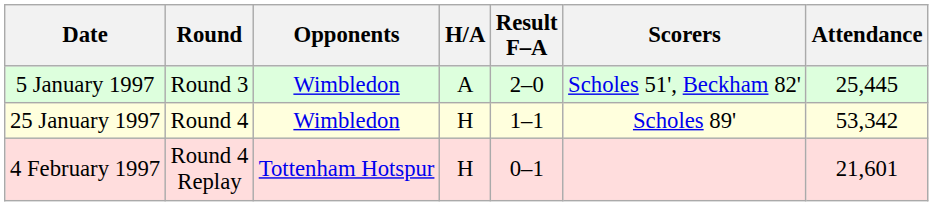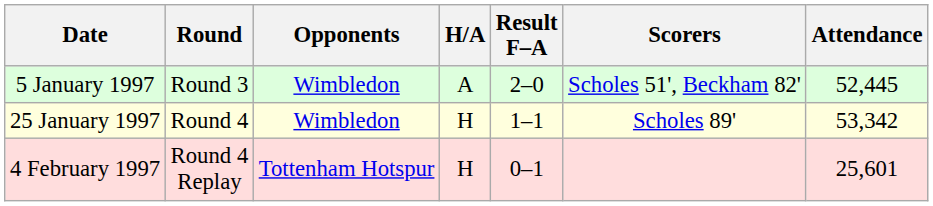(867, 84) 25,445 -> (867, 84) 52,445
(867, 168) 21,601 -> (867, 168) 25,601
